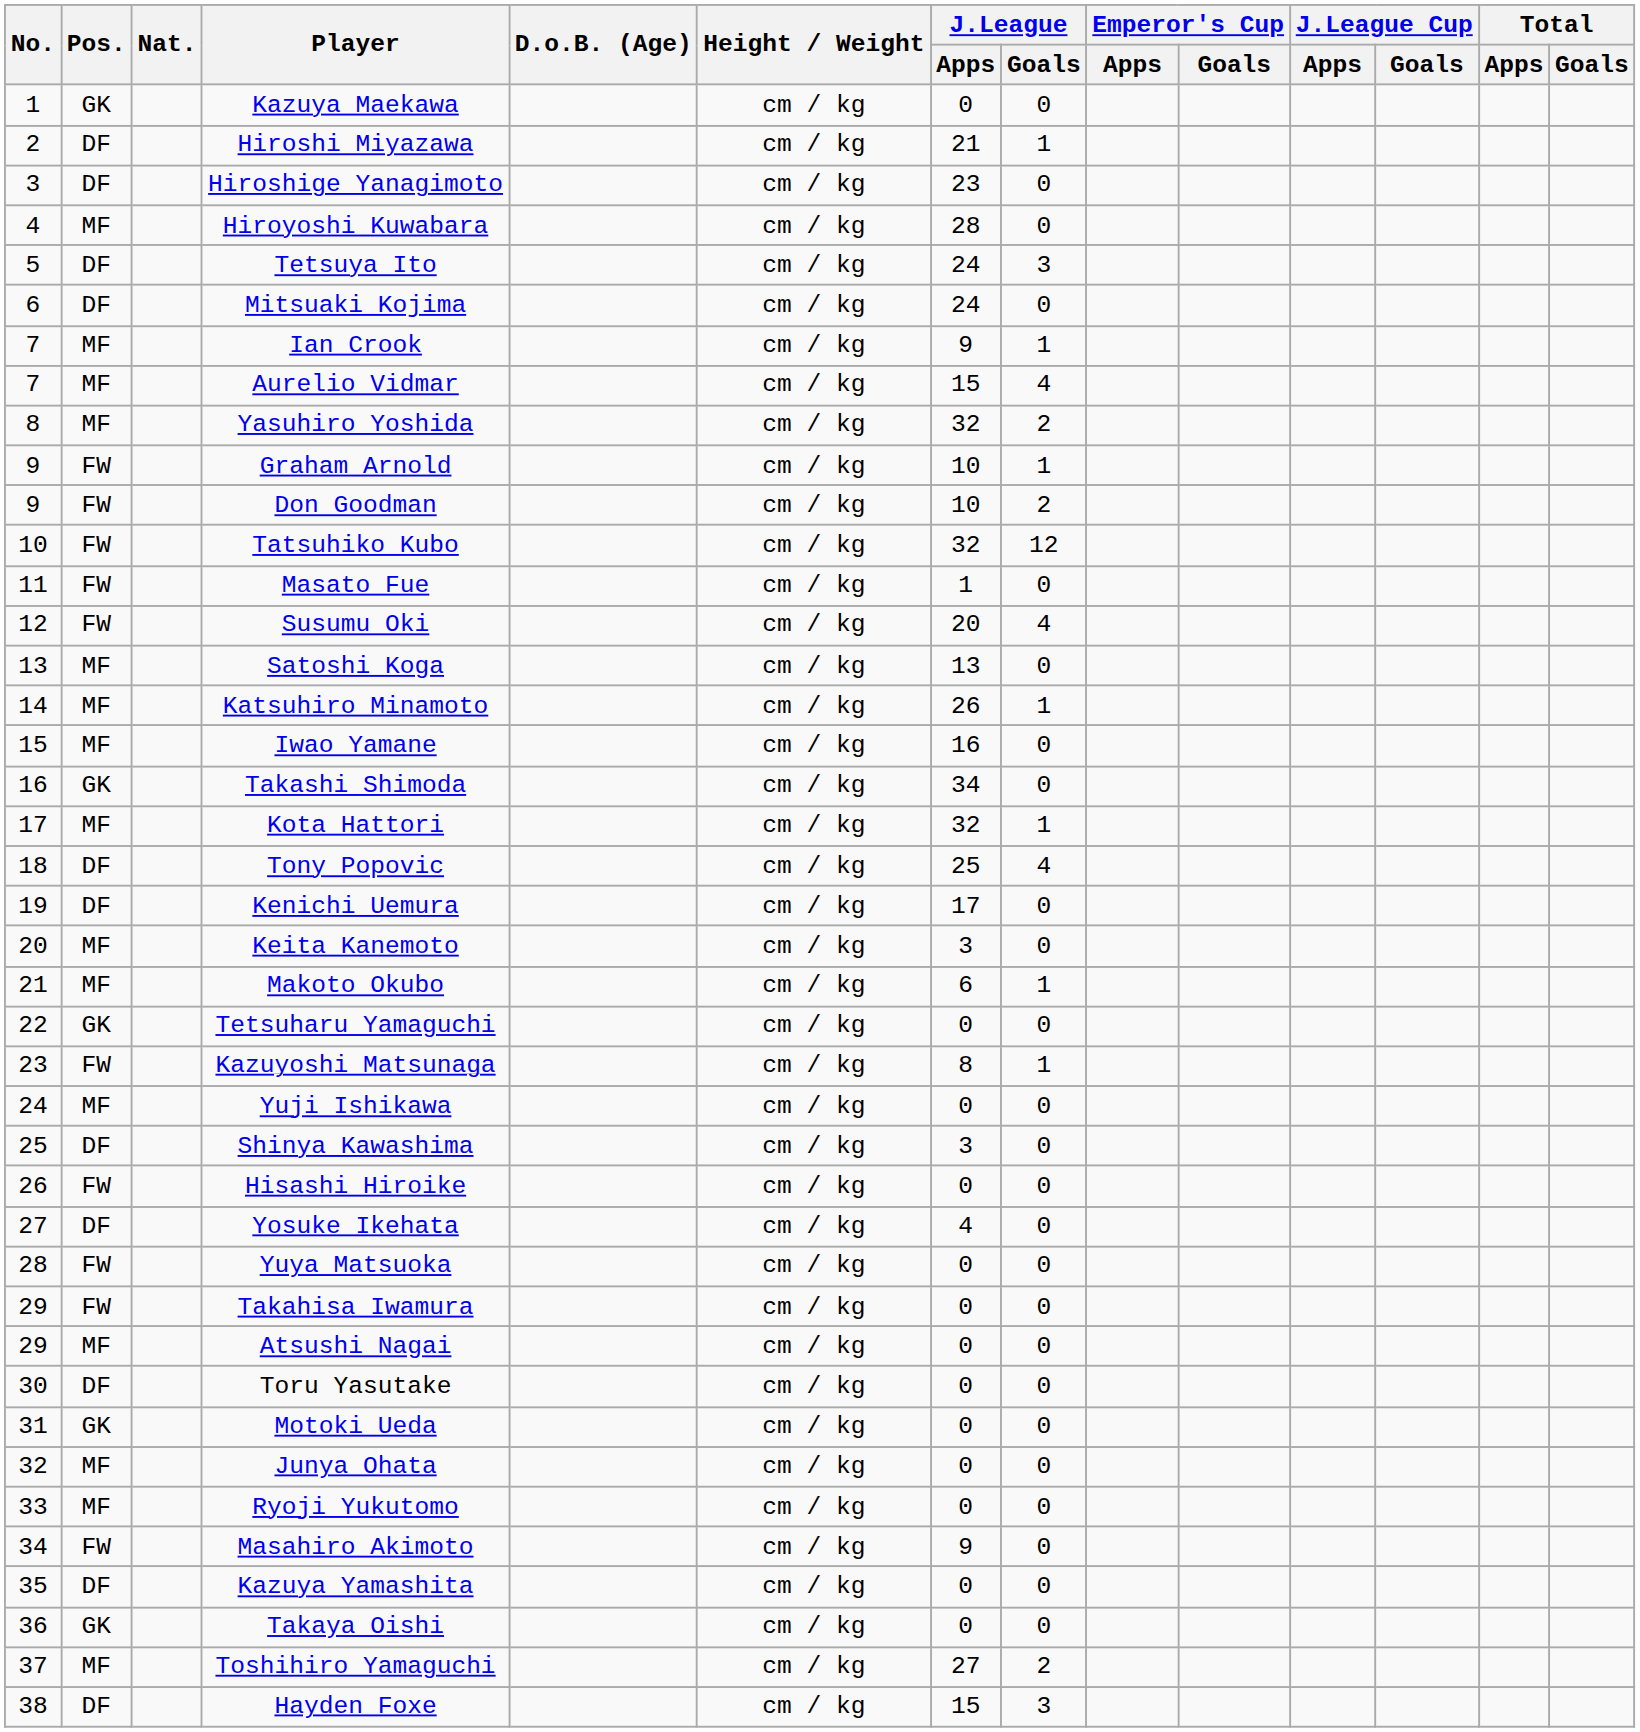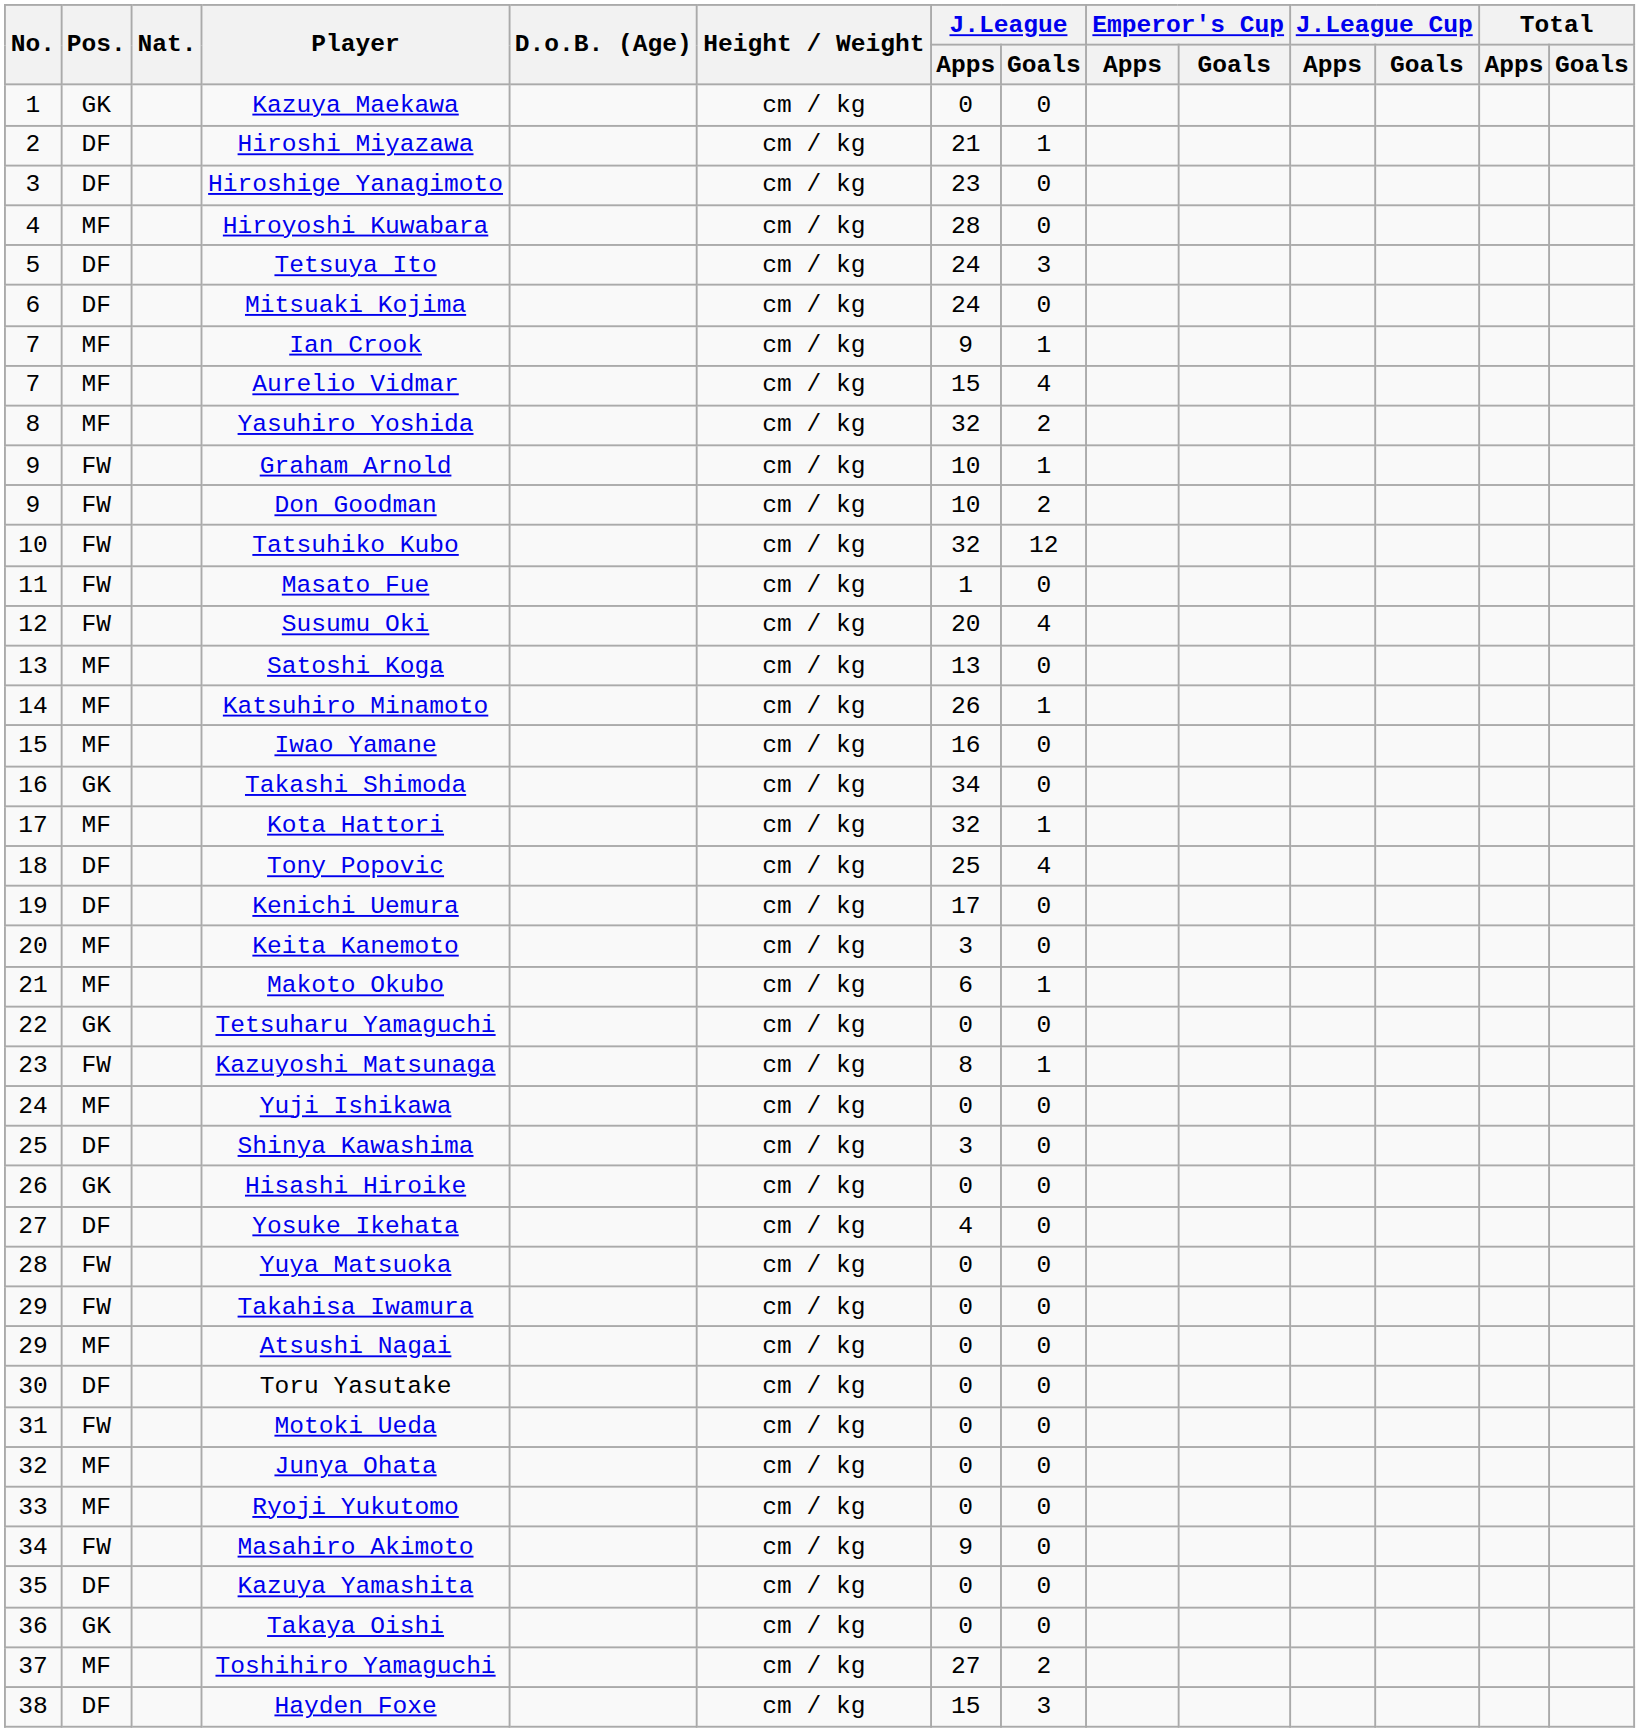(96, 1186) FW -> (96, 1186) GK
(96, 1427) GK -> (96, 1427) FW
